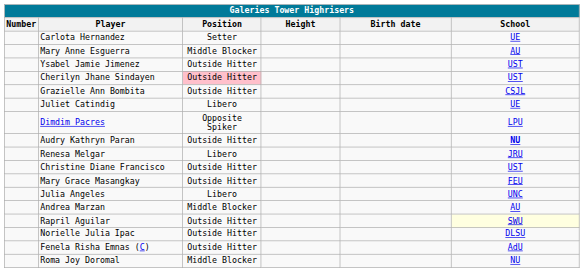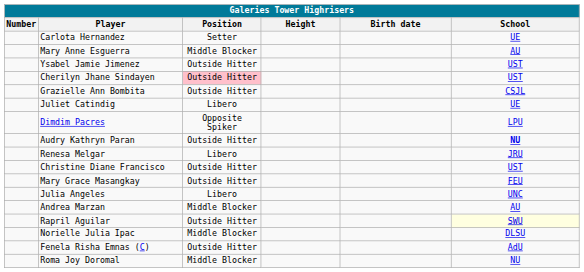(222, 234) Outside Hitter -> (222, 234) Middle Blocker
